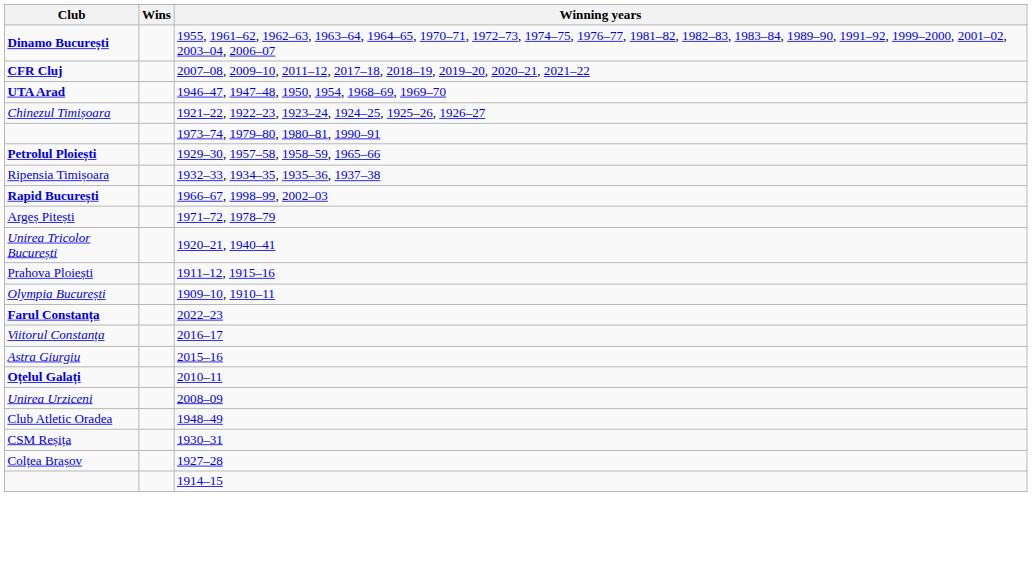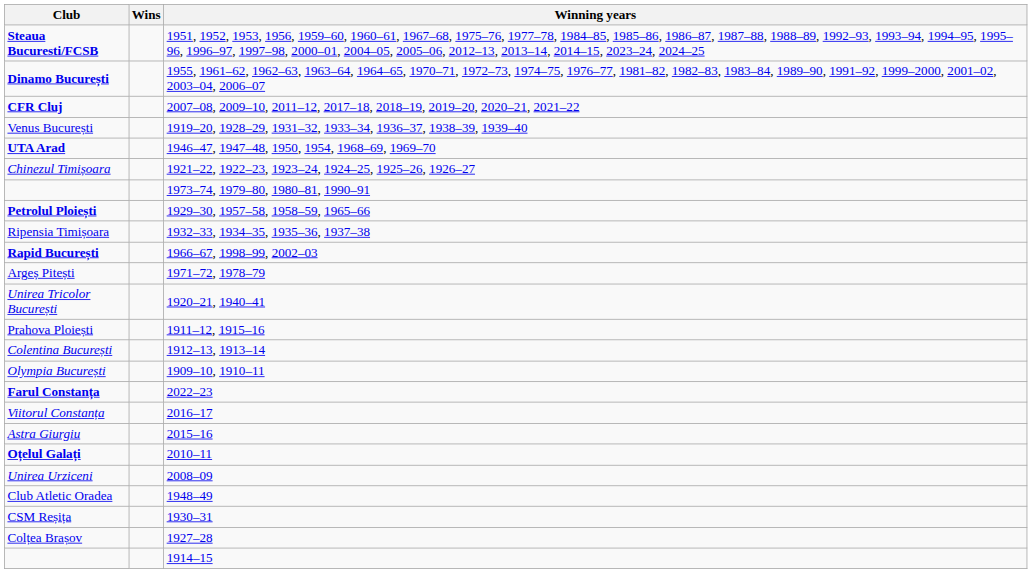+ row: (53, 43)
+ row: (50, 127)
+ row: (60, 350)
